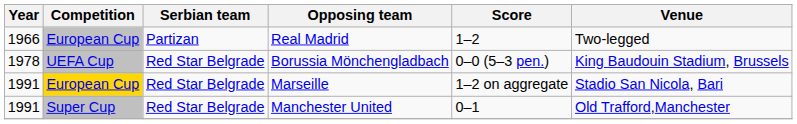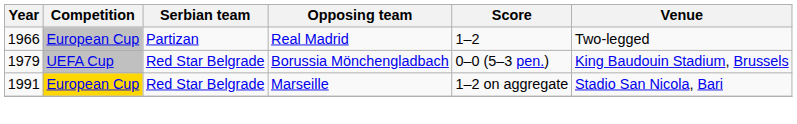(24, 61) 1978 -> (24, 61) 1979
- row: (331, 107)
